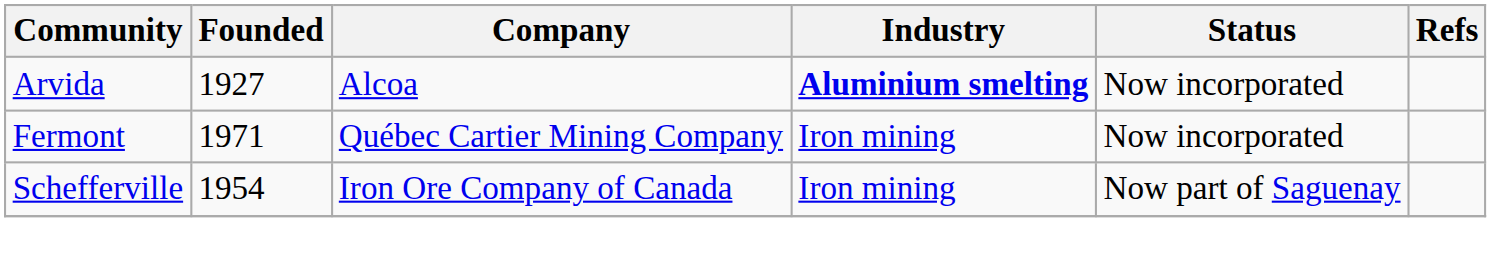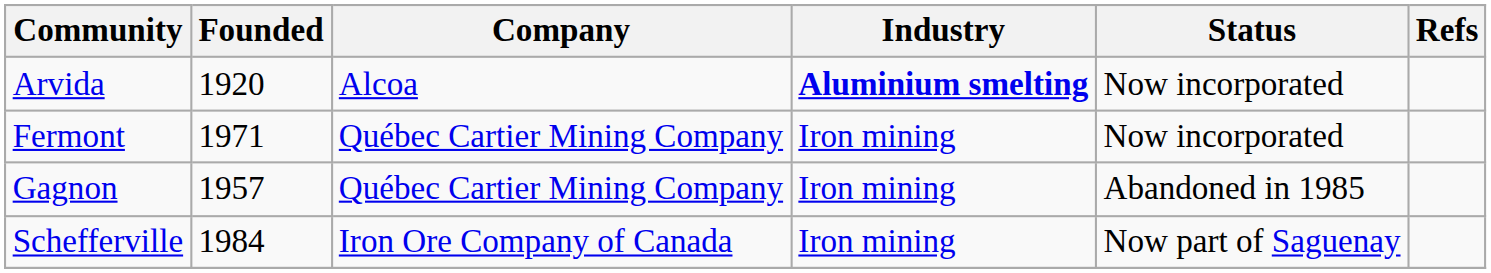(232, 83) 1927 -> (232, 83) 1920
+ row: (65, 188)
(232, 188) 1954 -> (232, 240) 1984
